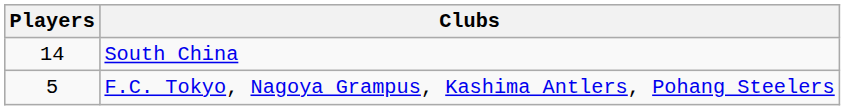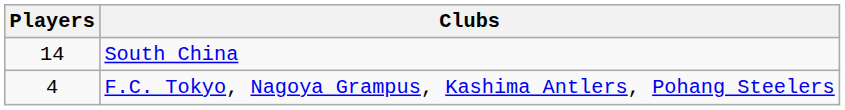(52, 87) 5 -> (52, 87) 4
